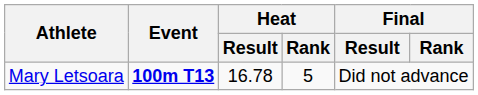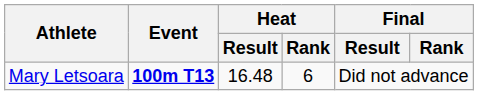(250, 76) 16.78 -> (250, 76) 16.48
(308, 76) 5 -> (308, 76) 6
